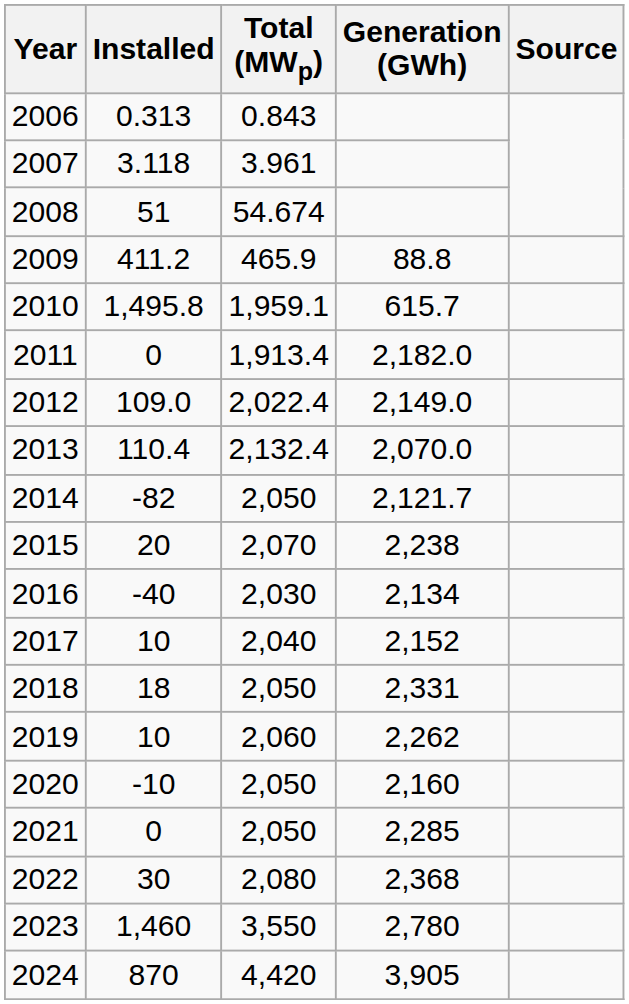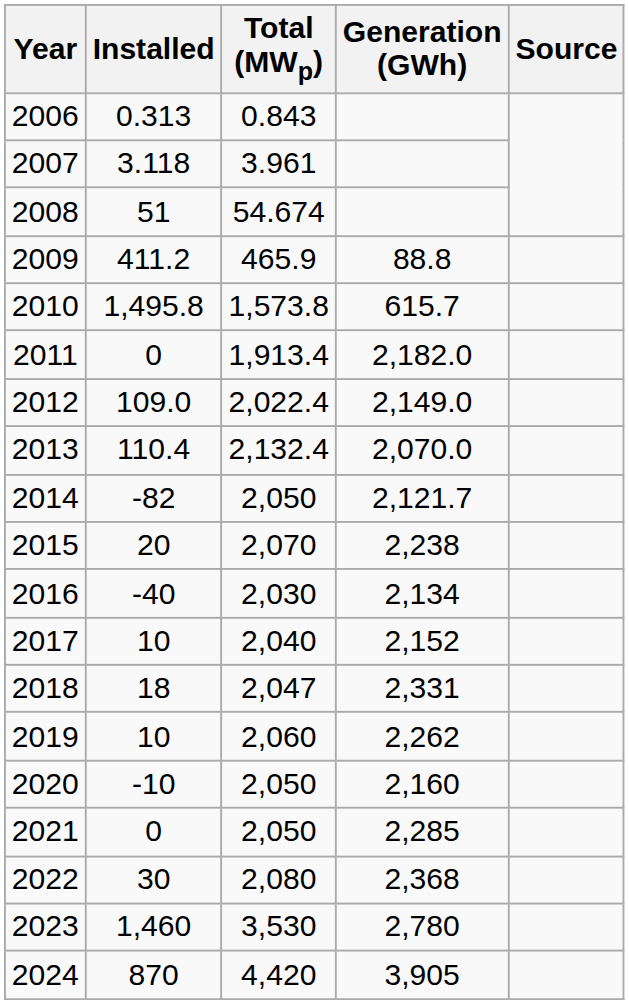(279, 306) 1,959.1 -> (279, 306) 1,573.8
(279, 688) 2,050 -> (279, 688) 2,047
(279, 926) 3,550 -> (279, 926) 3,530
